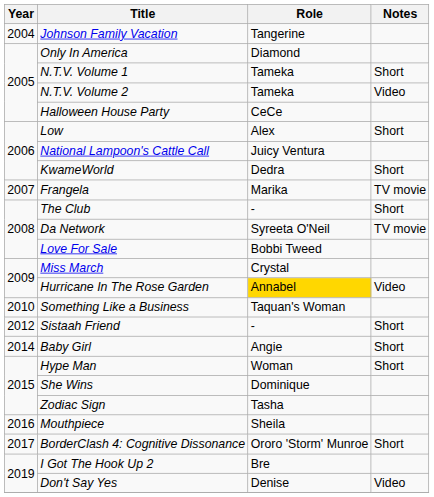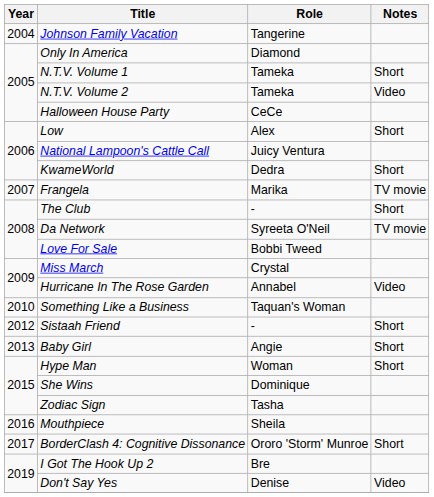(273, 287) gold background -> (273, 287) no background
(21, 346) 2014 -> (21, 346) 2013
